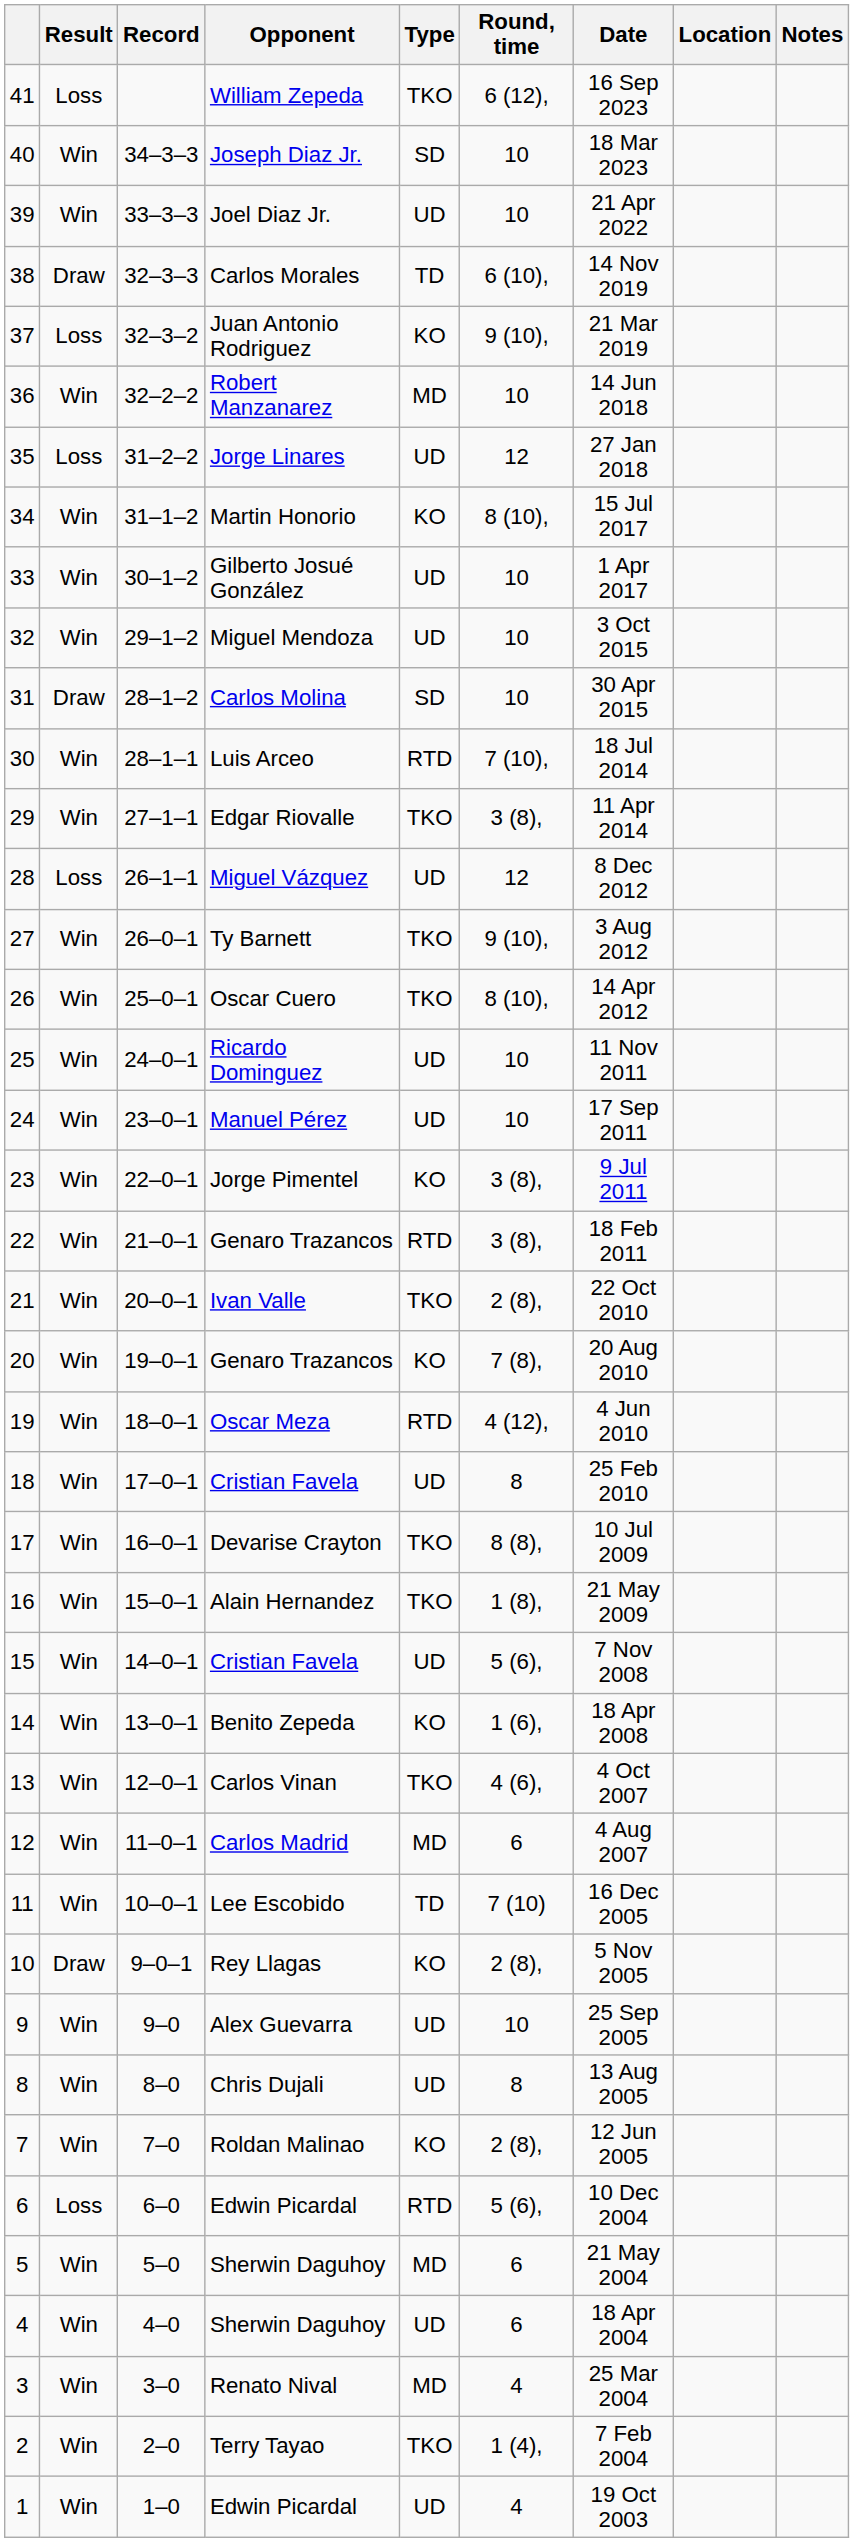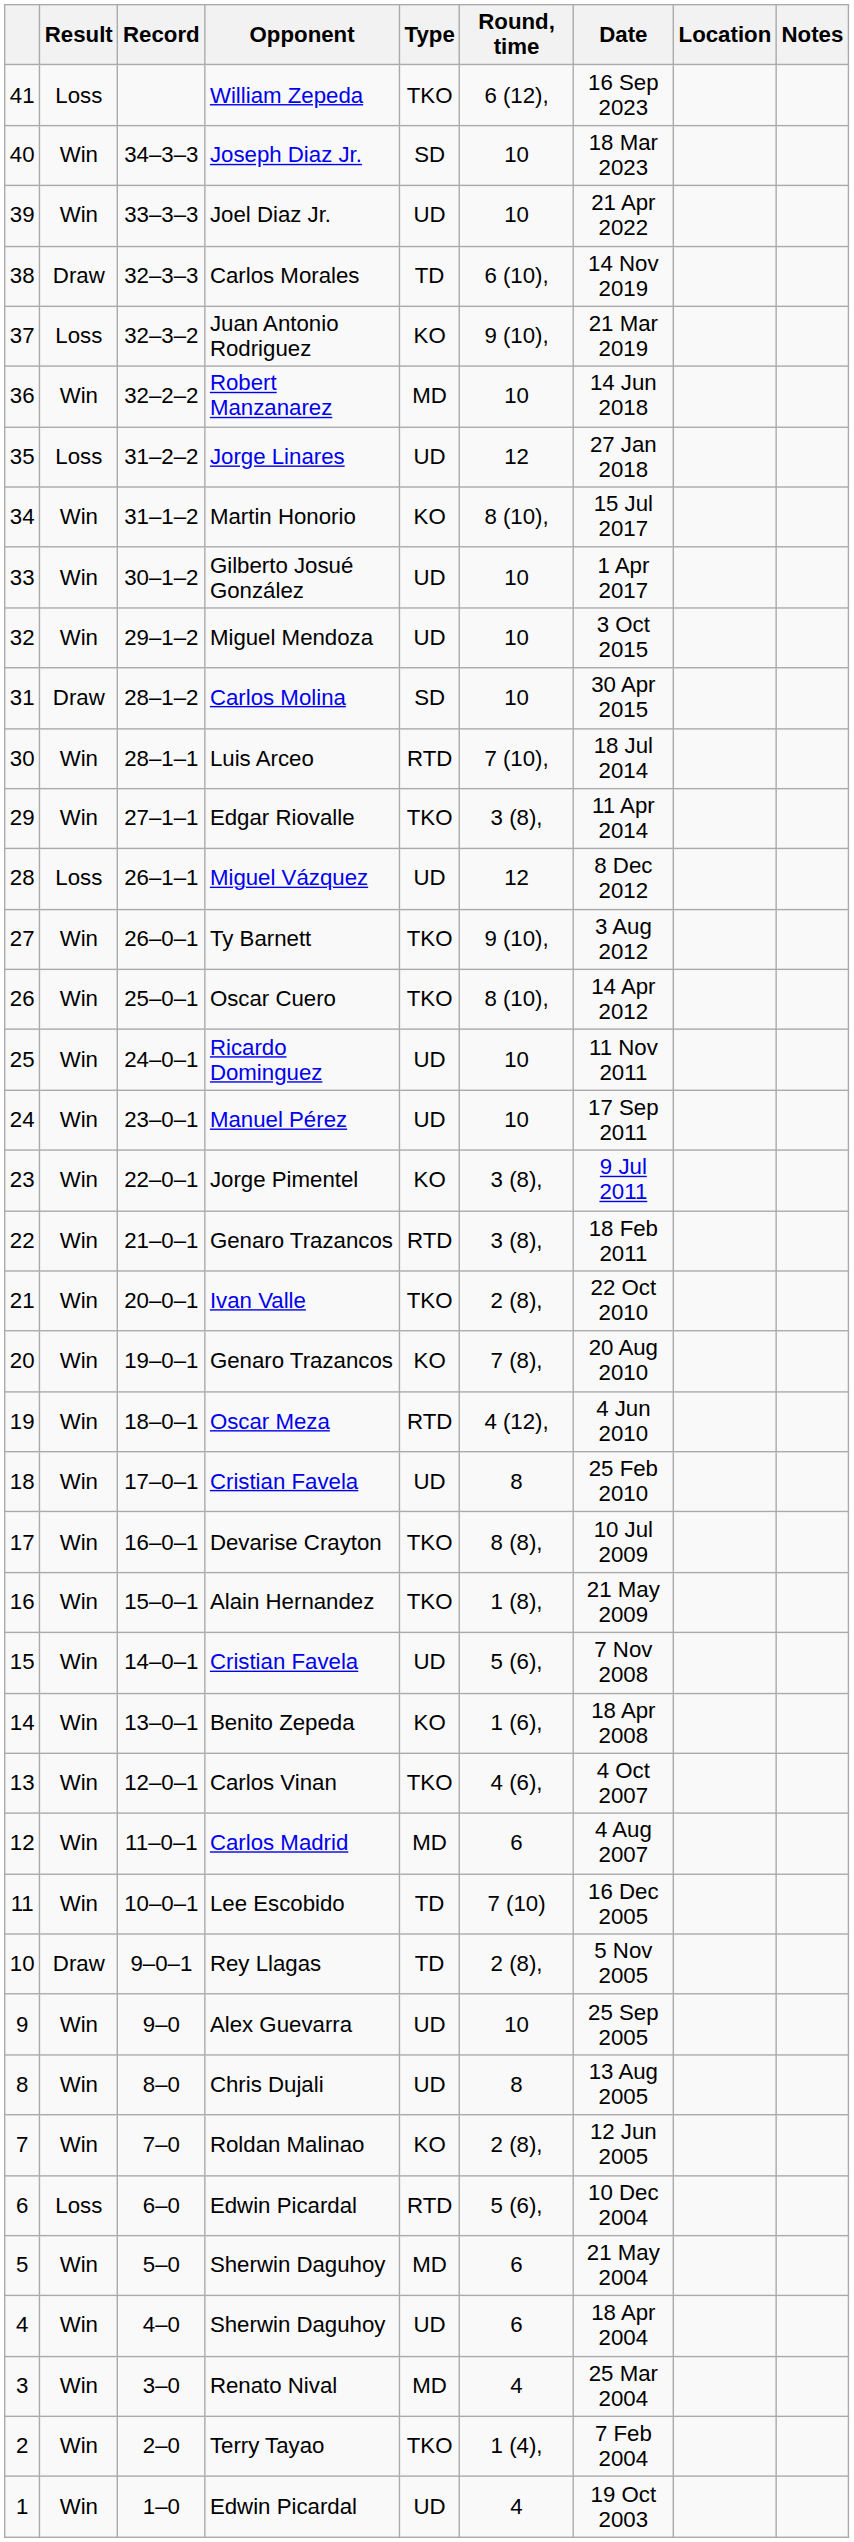(430, 1963) KO -> (430, 1963) TD
